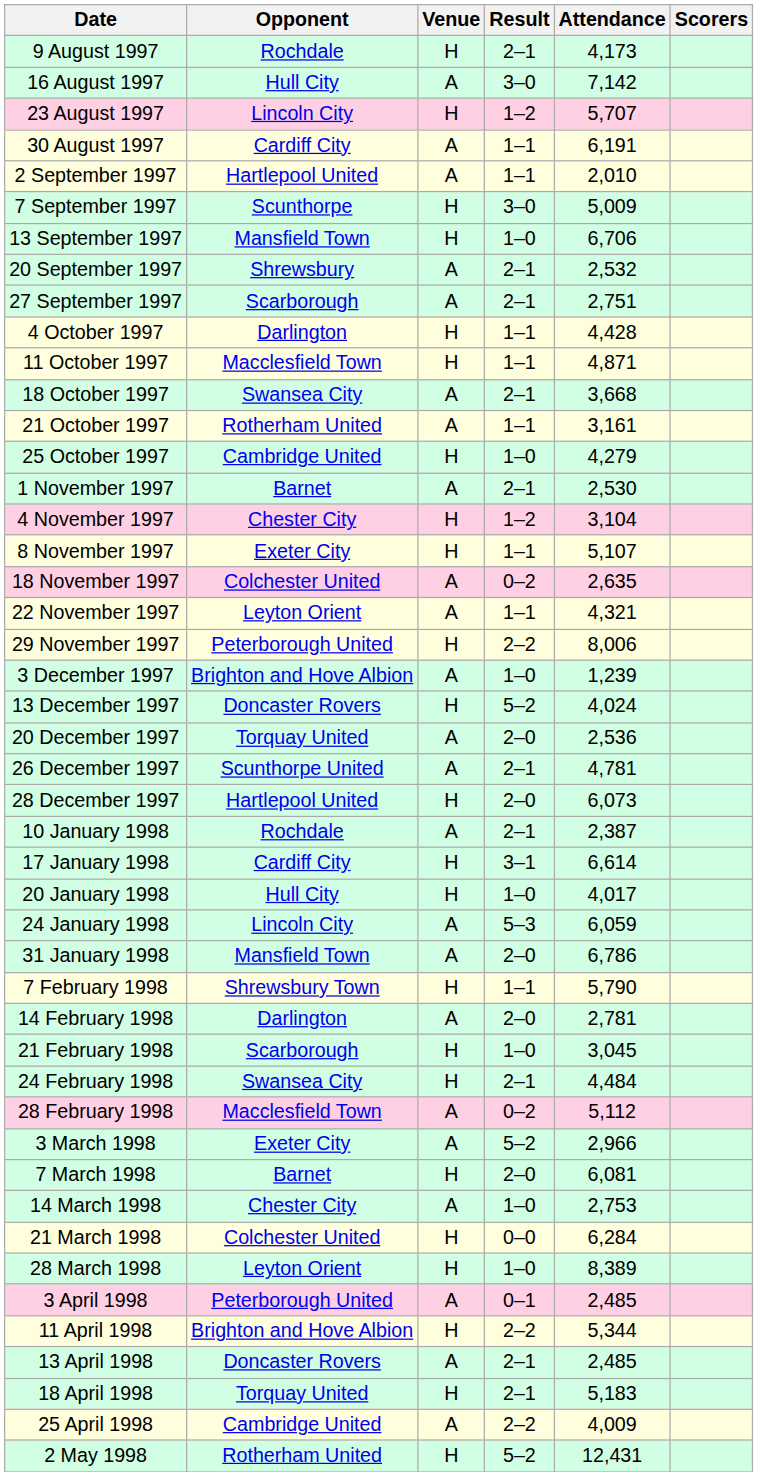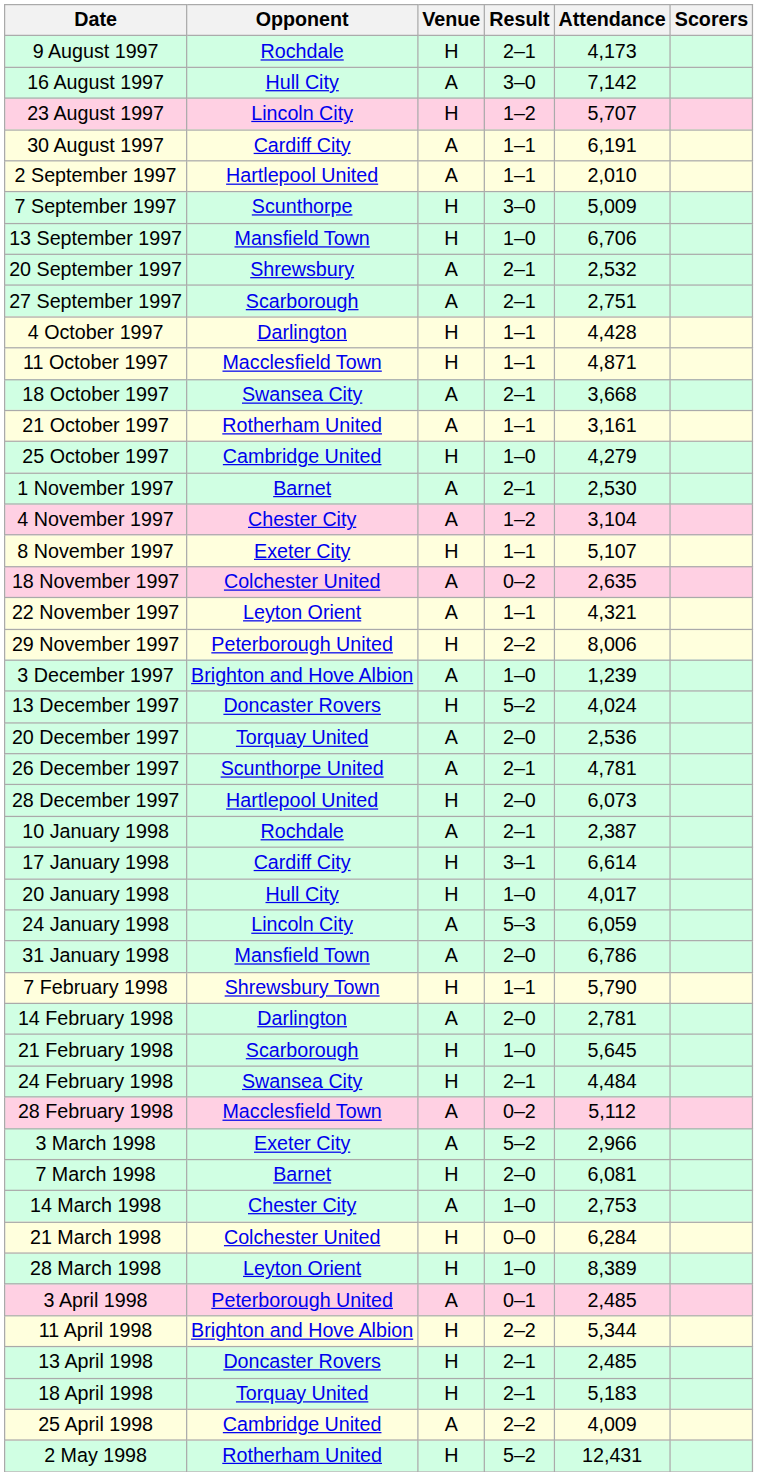(451, 519) H -> (451, 519) A
(612, 1050) 3,045 -> (612, 1050) 5,645
(451, 1362) A -> (451, 1362) H
